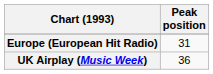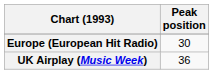(184, 43) 31 -> (184, 43) 30
